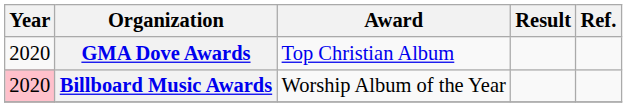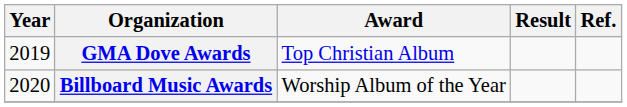(30, 53) 2020 -> (30, 53) 2019
(30, 85) pink background -> (30, 85) no background
